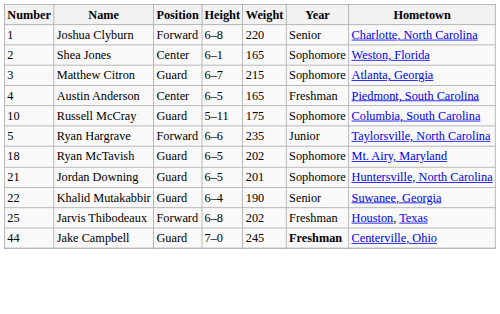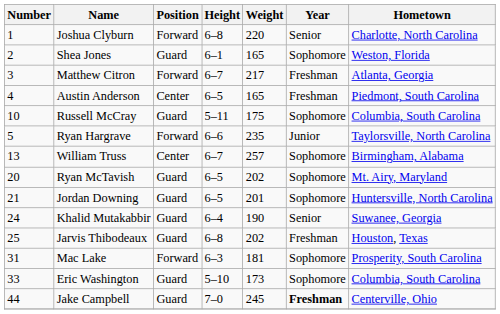(173, 55) Center -> (172, 55) Guard
(172, 75) Guard -> (177, 75) Forward
(255, 75) 215 -> (255, 75) 217
(317, 75) Sophomore -> (313, 75) Freshman
+ row: (92, 156)
(13, 156) 18 -> (13, 177) 20
(13, 197) 22 -> (13, 217) 24
(177, 217) Forward -> (172, 238) Guard
+ row: (81, 258)
+ row: (98, 278)
